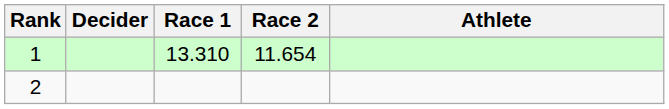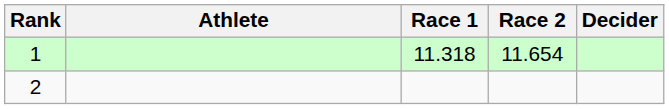columns swapped: (496, 20) <-> (110, 20)
(198, 53) 13.310 -> (445, 53) 11.318
